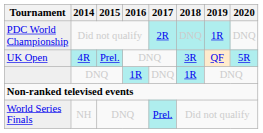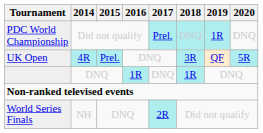(163, 35) 2R -> (163, 35) Prel.
(163, 114) Prel. -> (163, 114) 2R
